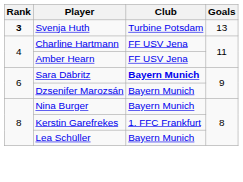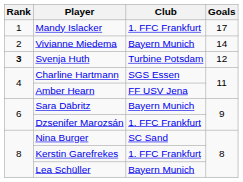+ row: (69, 28)
+ row: (76, 43)
(222, 28) 13 -> (222, 59) 12
(158, 43) FF USV Jena -> (154, 75) SGS Essen
(164, 75) bold -> (161, 106) normal
(161, 91) Bayern Munich -> (165, 122) 1. FFC Frankfurt
(161, 106) Bayern Munich -> (148, 138) SC Sand
